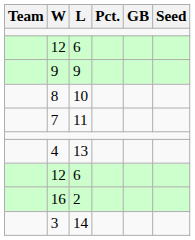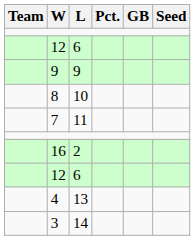rows swapped: (58, 199) <-> (55, 151)
